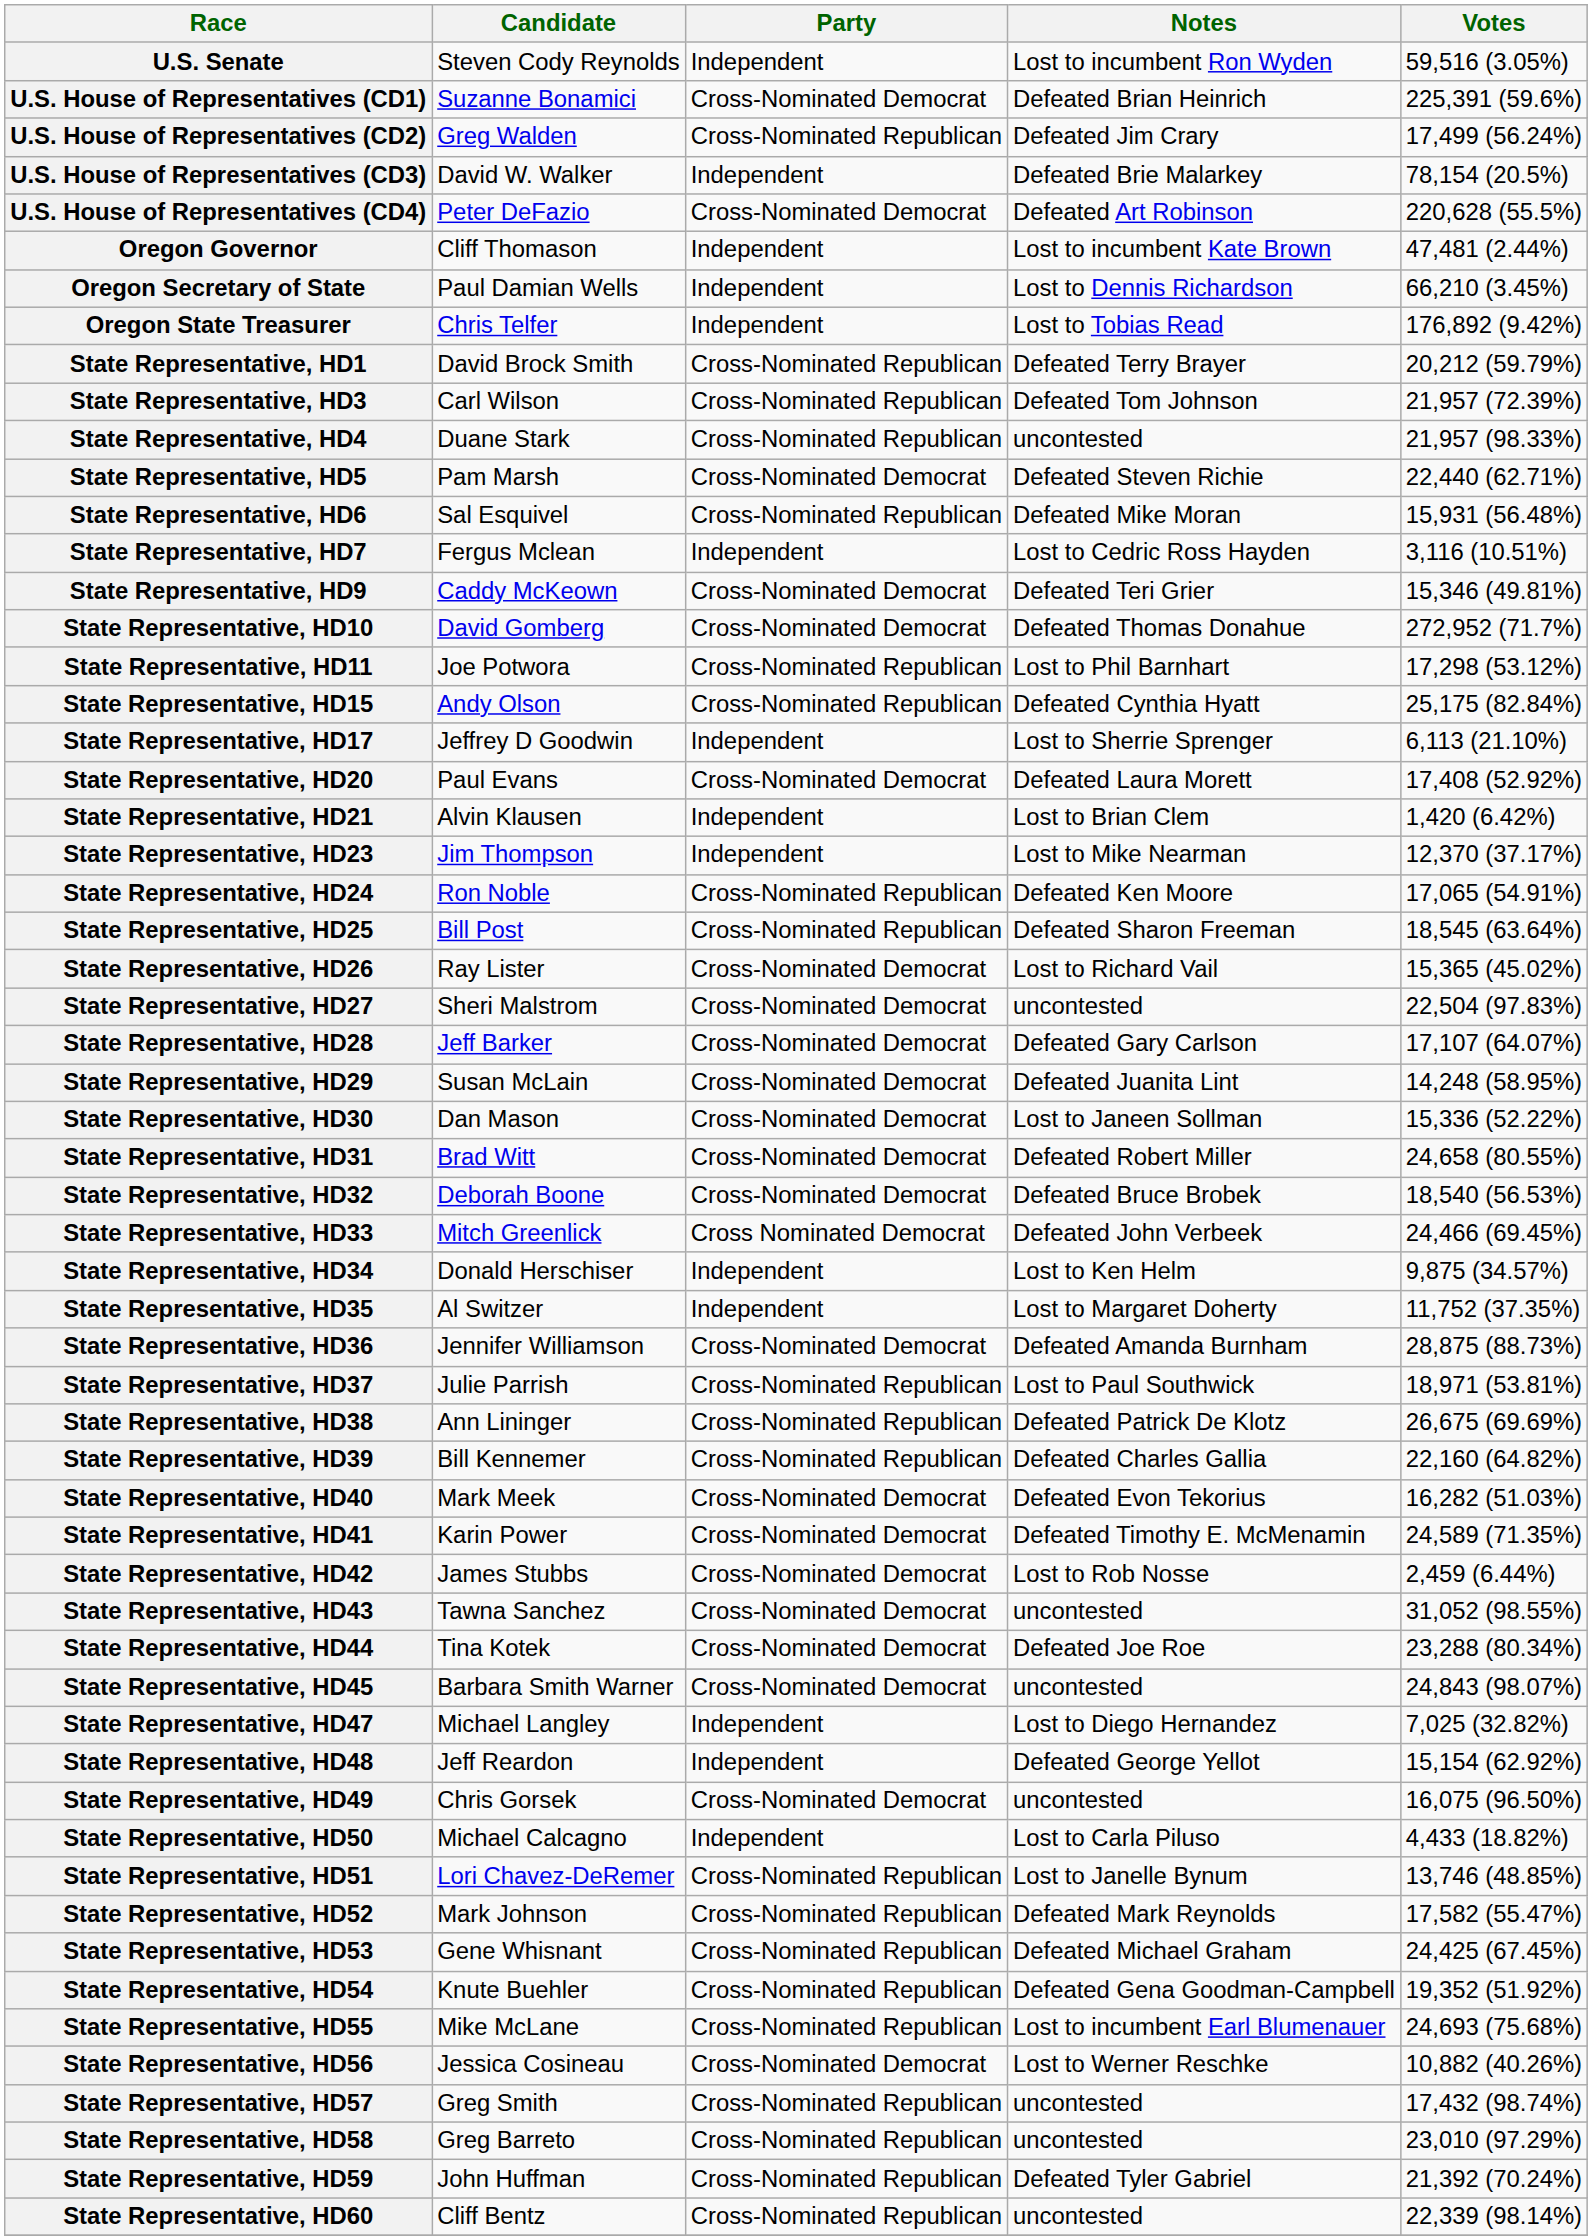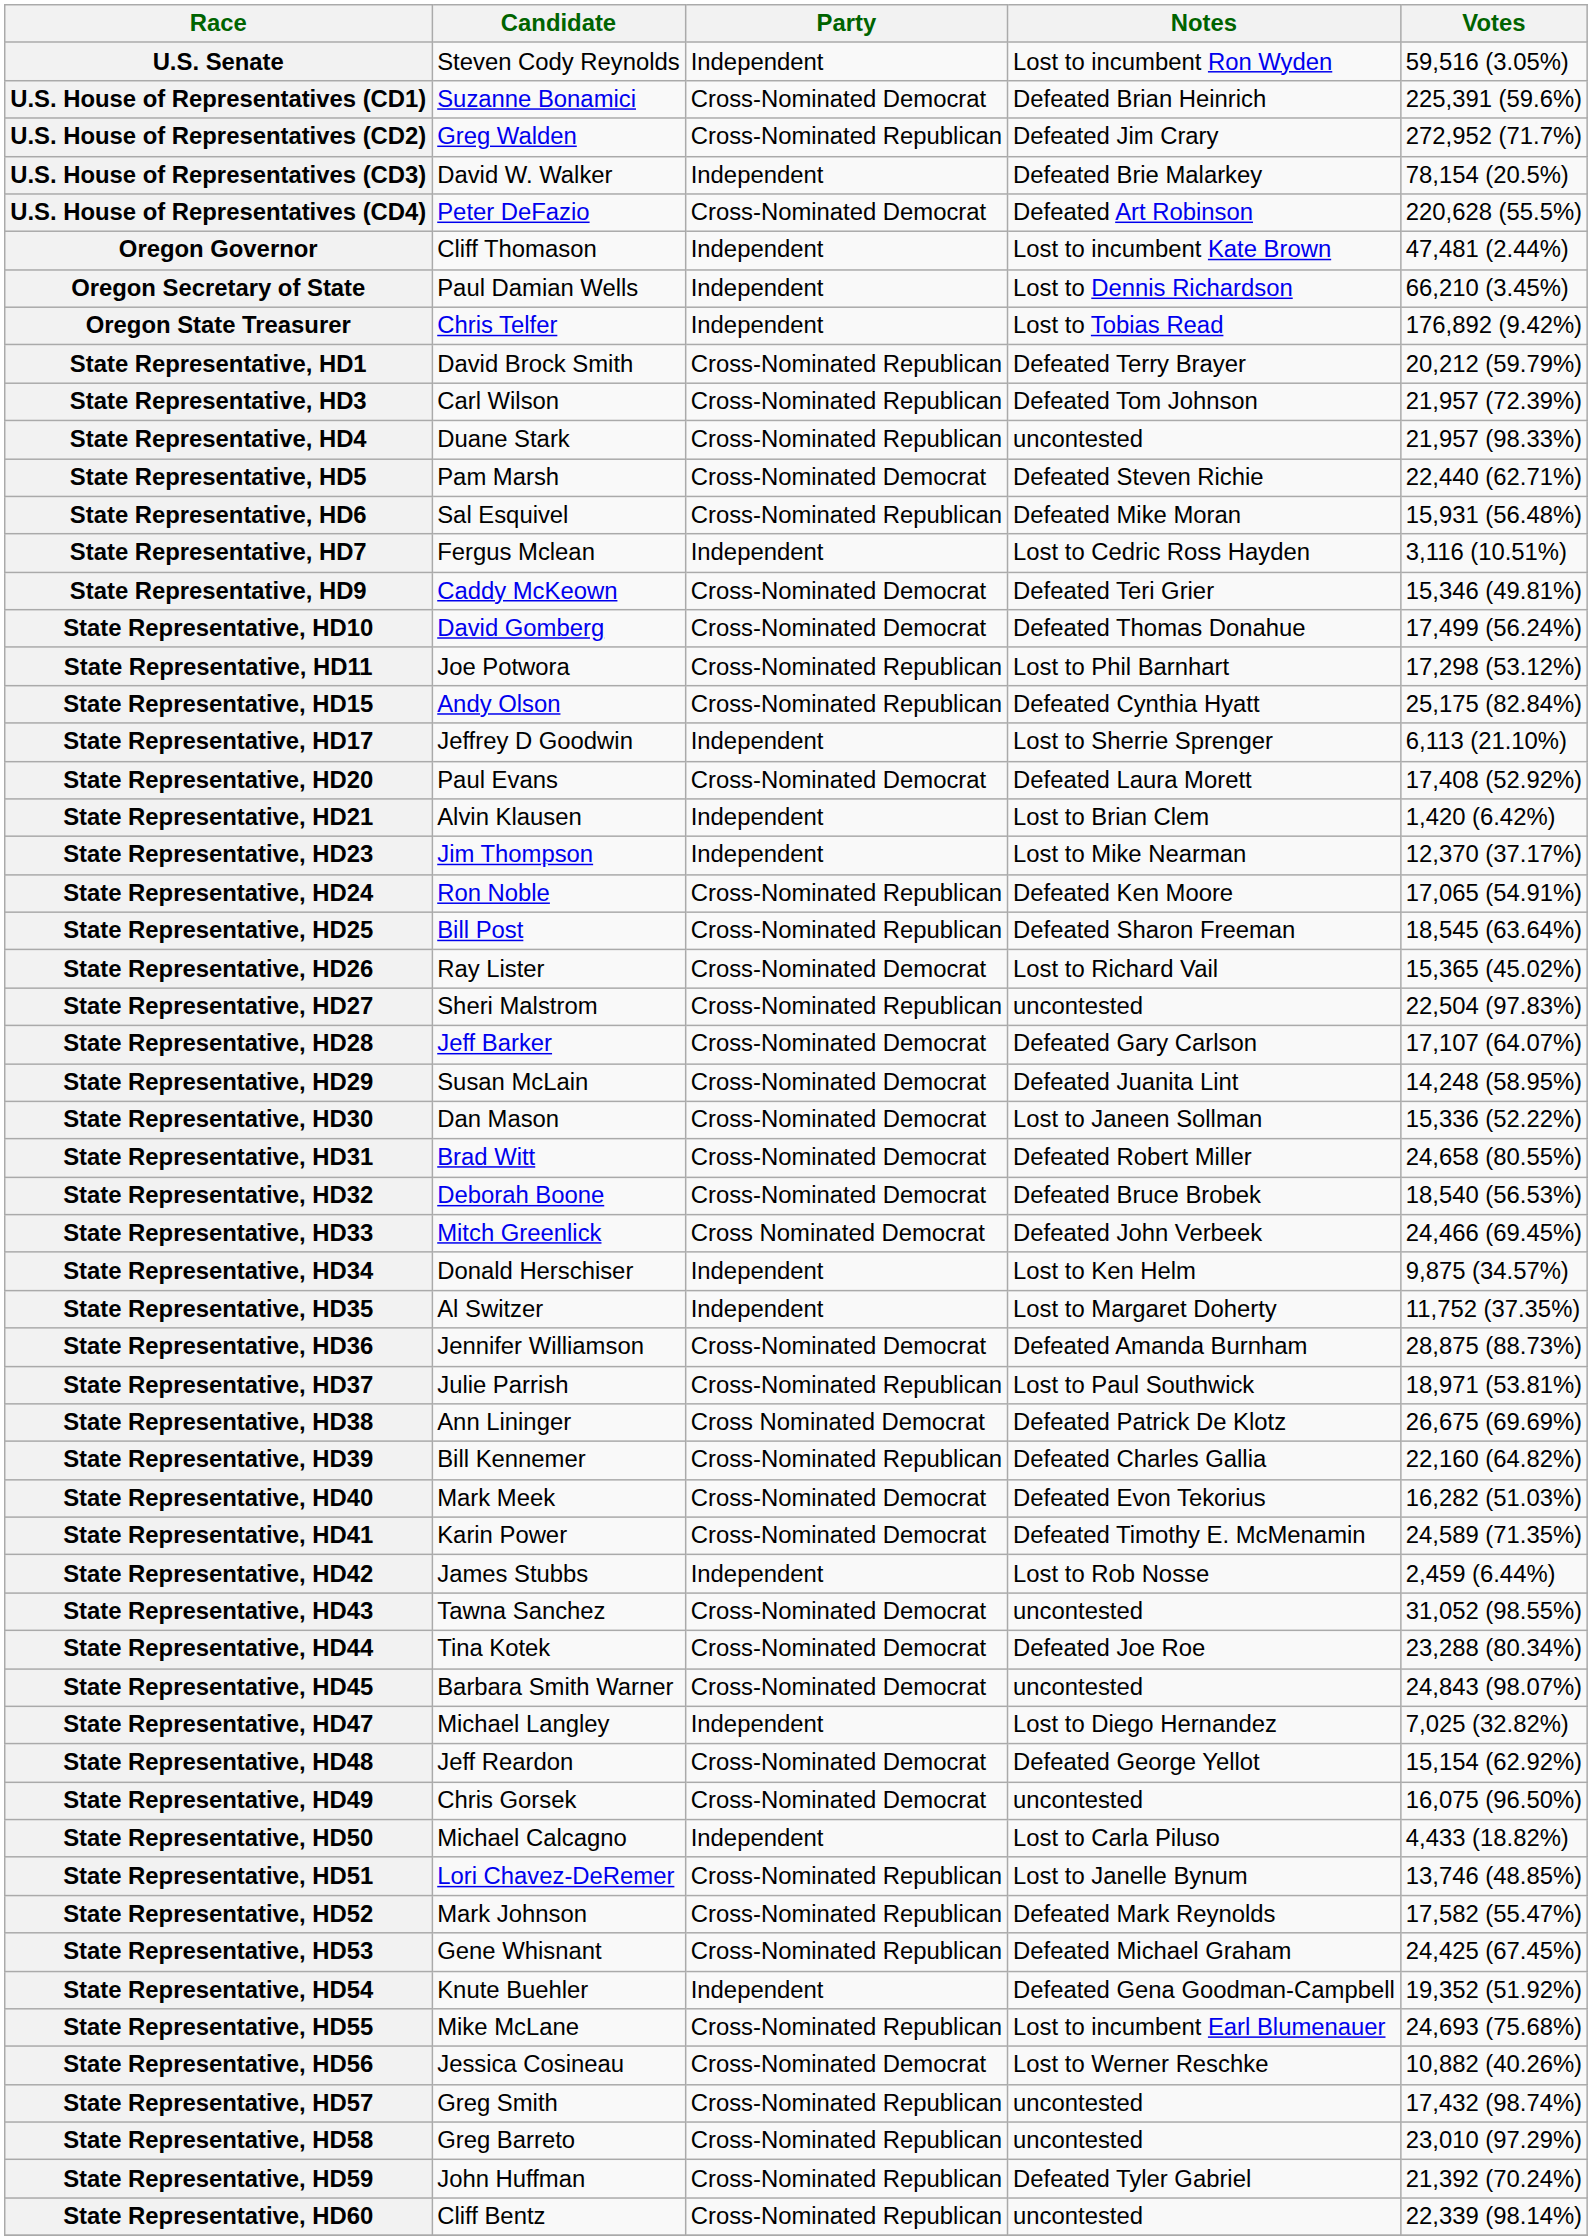(1494, 136) 17,499 (56.24%) -> (1494, 136) 272,952 (71.7%)
(1494, 628) 272,952 (71.7%) -> (1494, 628) 17,499 (56.24%)
(838, 1006) Cross-Nominated Democrat -> (846, 1006) Cross-Nominated Republican
(846, 1422) Cross-Nominated Republican -> (838, 1422) Cross Nominated Democrat
(838, 1573) Cross-Nominated Democrat -> (757, 1573) Independent
(757, 1762) Independent -> (838, 1762) Cross-Nominated Democrat
(846, 1989) Cross-Nominated Republican -> (757, 1989) Independent
